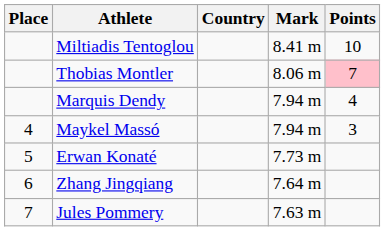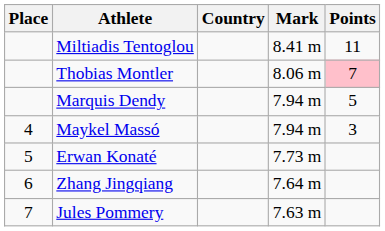(353, 45) 10 -> (353, 45) 11
(353, 101) 4 -> (353, 101) 5
